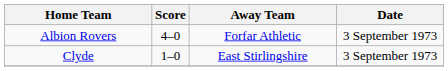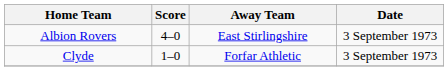(263, 35) Forfar Athletic -> (263, 35) East Stirlingshire
(263, 55) East Stirlingshire -> (263, 55) Forfar Athletic
